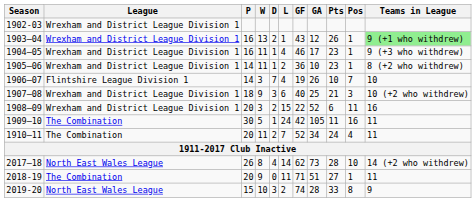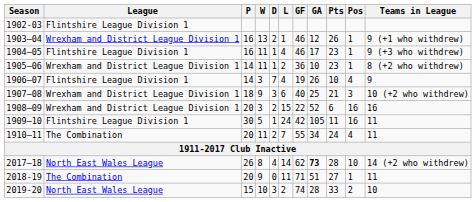(143, 25) Wrexham and District League Division 1 -> (117, 25) Flintshire League Division 1
(300, 39) 43 -> (300, 39) 46
(415, 39) lightgreen background -> (415, 39) no background
(143, 53) Wrexham and District League Division 1 -> (117, 53) Flintshire League Division 1
(350, 80) 7 -> (350, 80) 4
(372, 80) 10 -> (370, 80) 9
(353, 108) 11 -> (353, 108) 16
(84, 121) The Combination -> (117, 121) Flintshire League Division 1
(300, 135) 52 -> (300, 135) 55
(314, 163) normal -> (314, 163) bold
(350, 190) 8 -> (350, 190) 2
(370, 190) 9 -> (372, 190) 10
